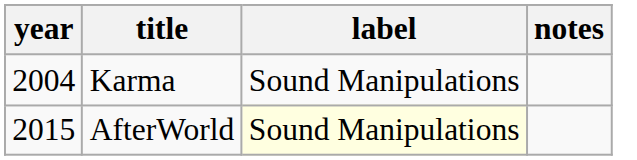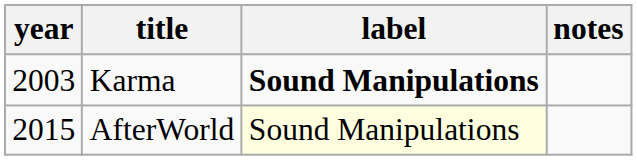(44, 79) 2004 -> (44, 79) 2003
(384, 79) normal -> (394, 79) bold
